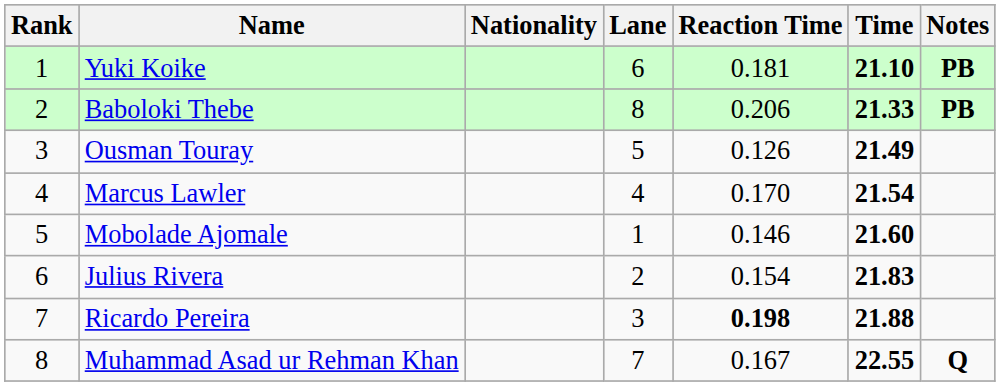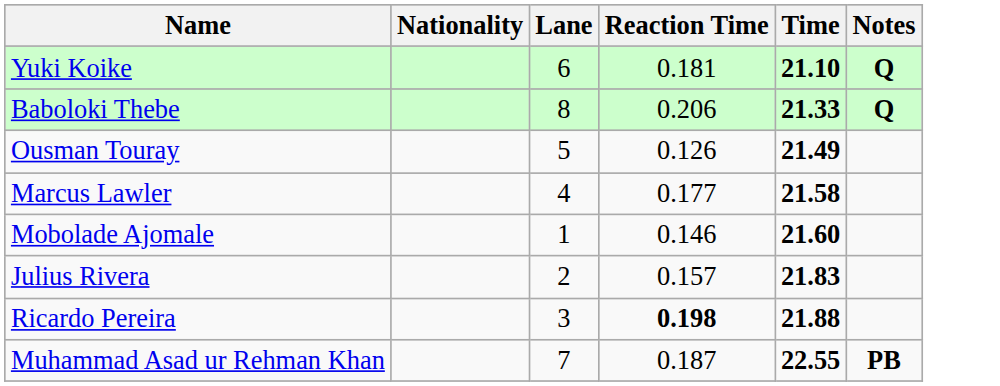- column: (42, 25)
(958, 67) PB -> (884, 67) Q
(958, 109) PB -> (884, 109) Q
(761, 192) 0.170 -> (687, 192) 0.177
(884, 192) 21.54 -> (811, 192) 21.58
(761, 276) 0.154 -> (687, 276) 0.157
(761, 360) 0.167 -> (687, 360) 0.187
(958, 360) Q -> (884, 360) PB
